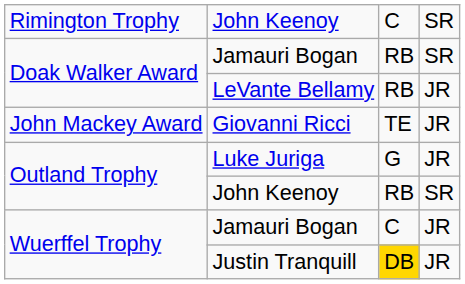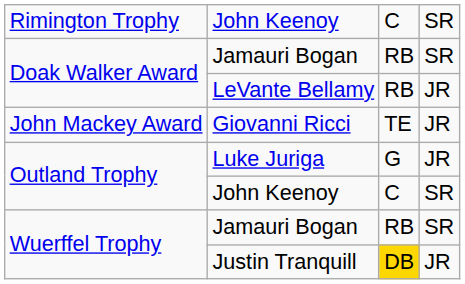(399, 192) RB -> (392, 192) C
(392, 227) C -> (399, 227) RB
(437, 227) JR -> (439, 227) SR
